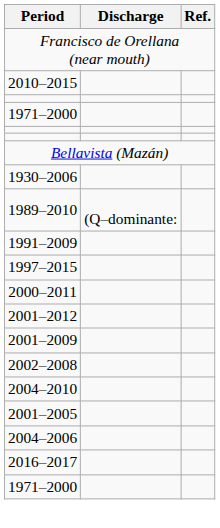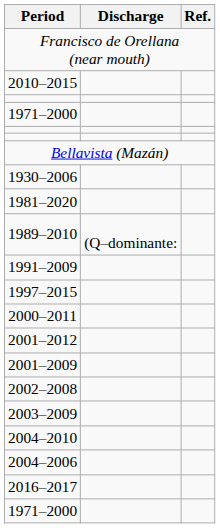+ row: (43, 201)
+ row: (43, 413)
- row: (43, 413)
